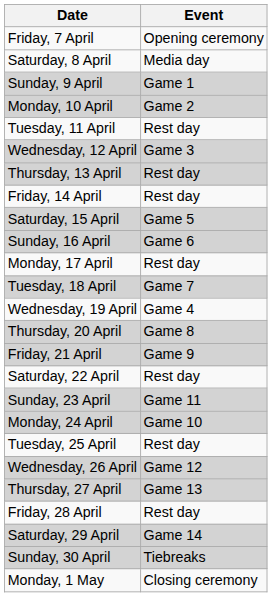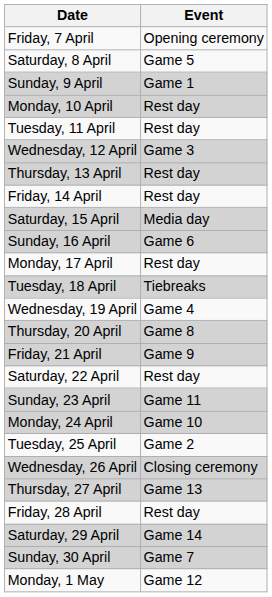(176, 60) Media day -> (169, 60) Game 5
(169, 106) Game 2 -> (172, 106) Rest day
(169, 219) Game 5 -> (176, 219) Media day
(169, 286) Game 7 -> (175, 286) Tiebreaks
(172, 444) Rest day -> (169, 444) Game 2
(173, 467) Game 12 -> (201, 467) Closing ceremony
(175, 557) Tiebreaks -> (169, 557) Game 7
(201, 580) Closing ceremony -> (173, 580) Game 12
